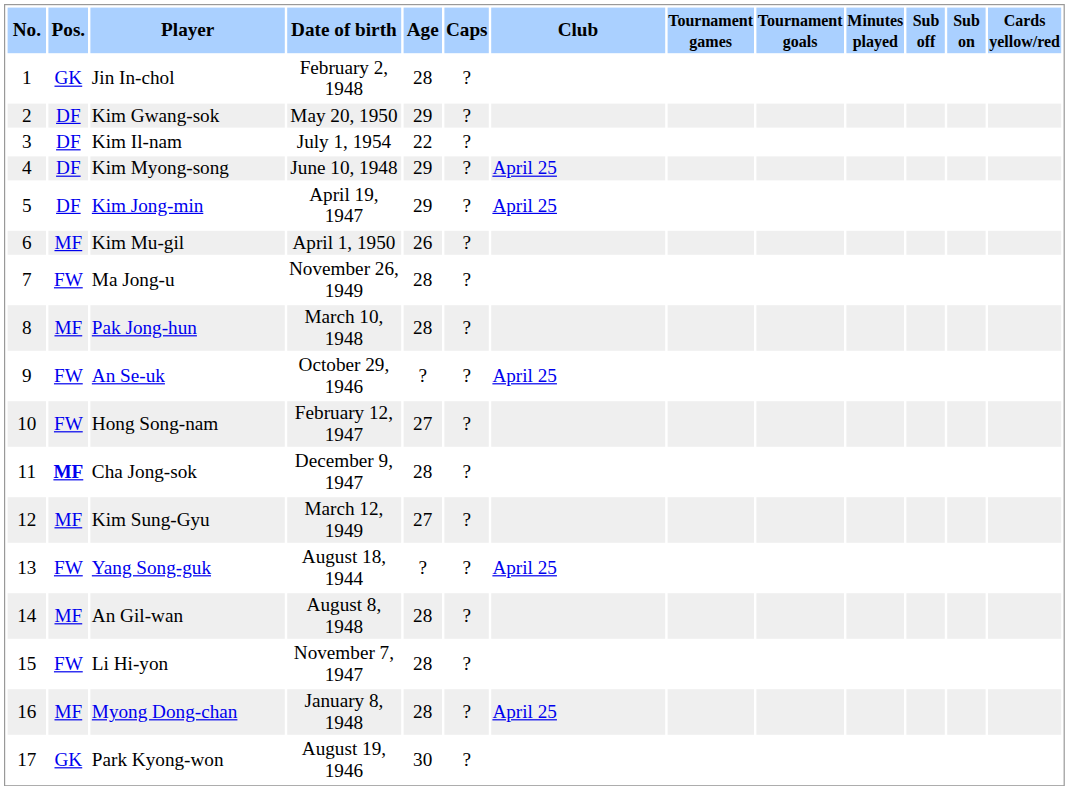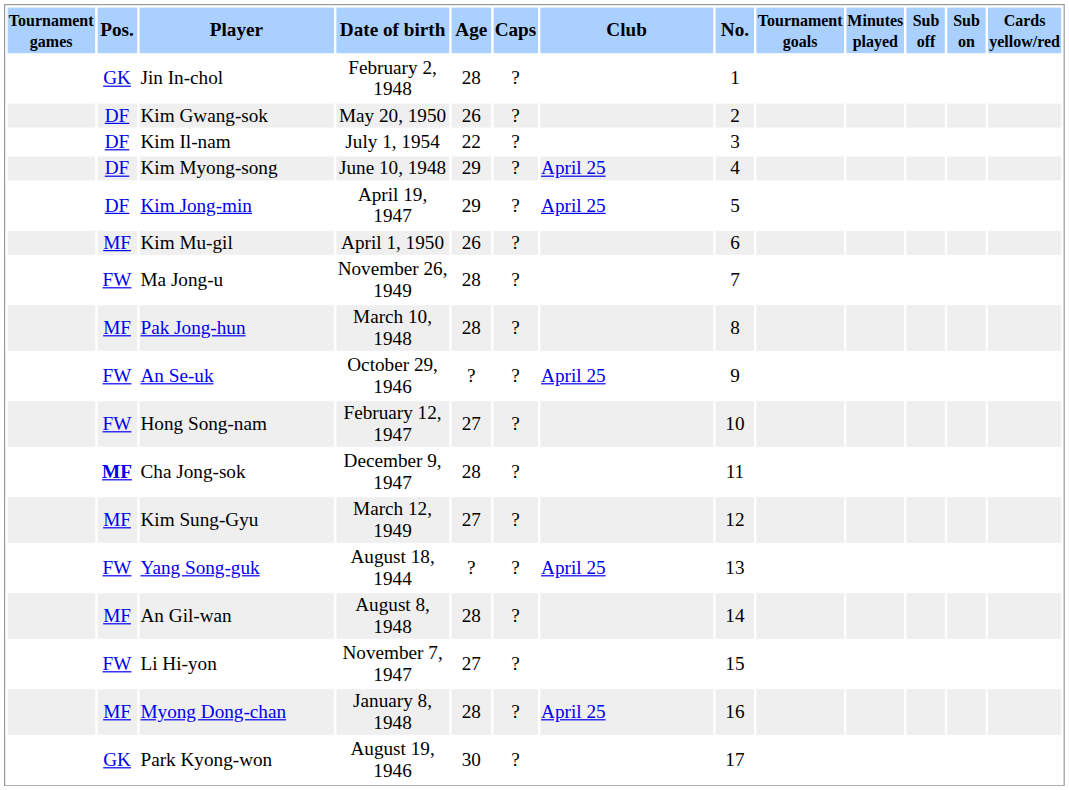columns swapped: (27, 30) <-> (711, 31)
(423, 115) 29 -> (471, 115) 26
(423, 663) 28 -> (471, 663) 27
